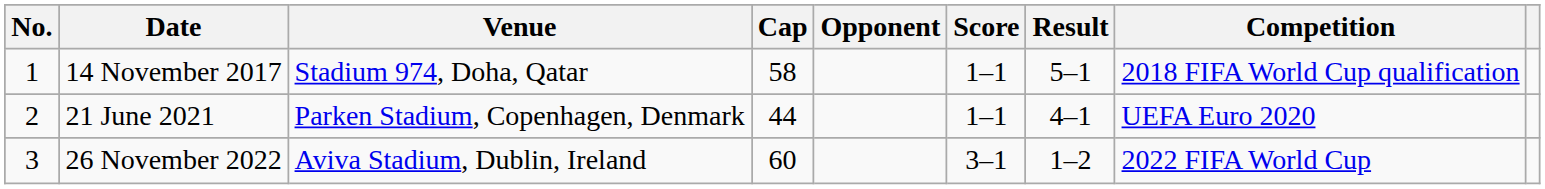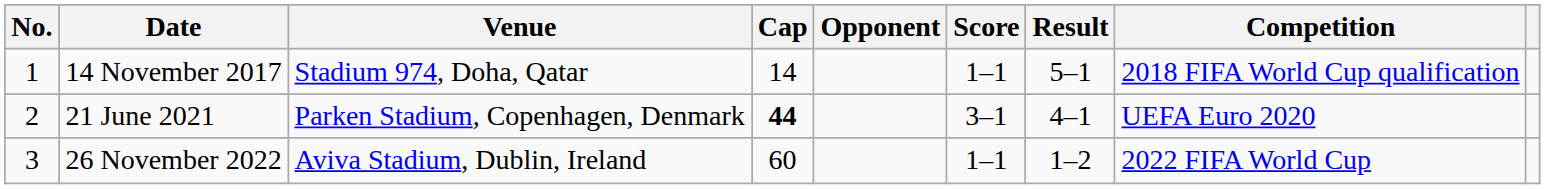(783, 71) 58 -> (783, 71) 14
(783, 115) normal -> (783, 115) bold
(986, 115) 1–1 -> (986, 115) 3–1
(986, 159) 3–1 -> (986, 159) 1–1
